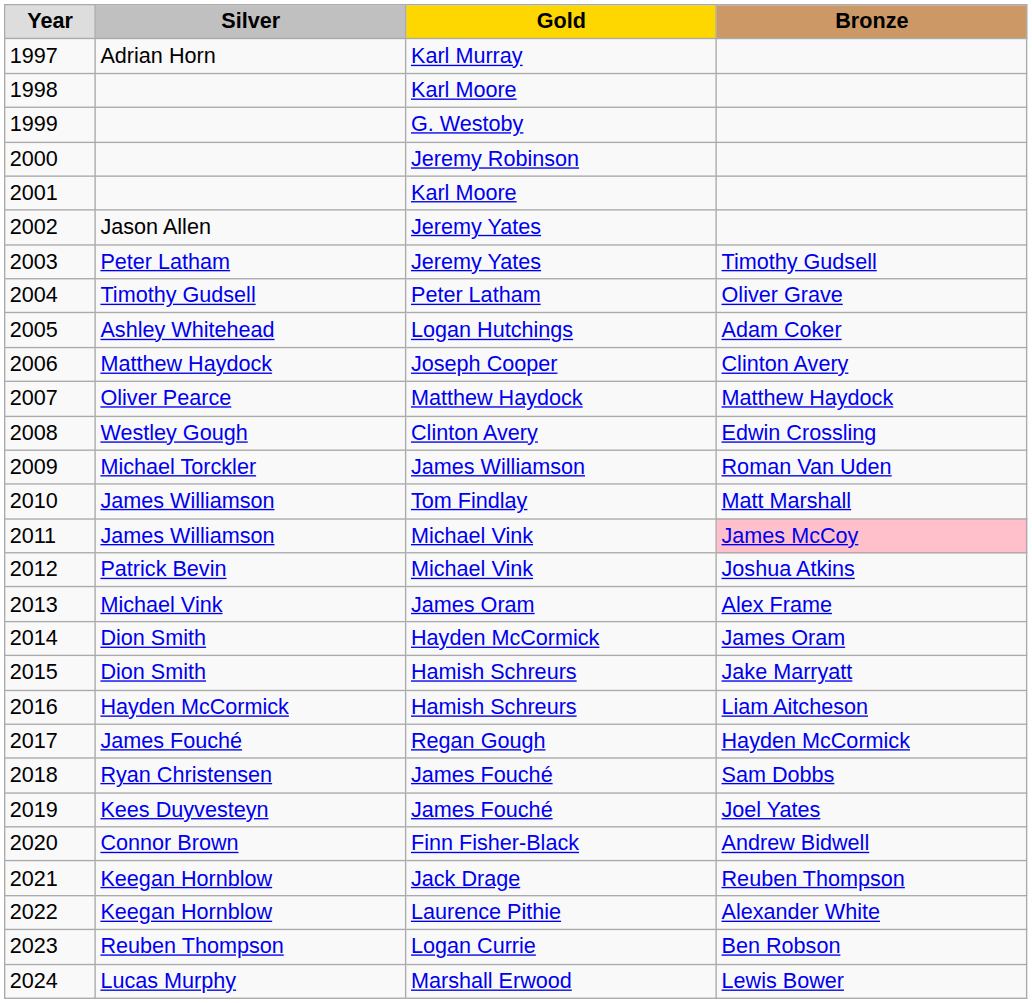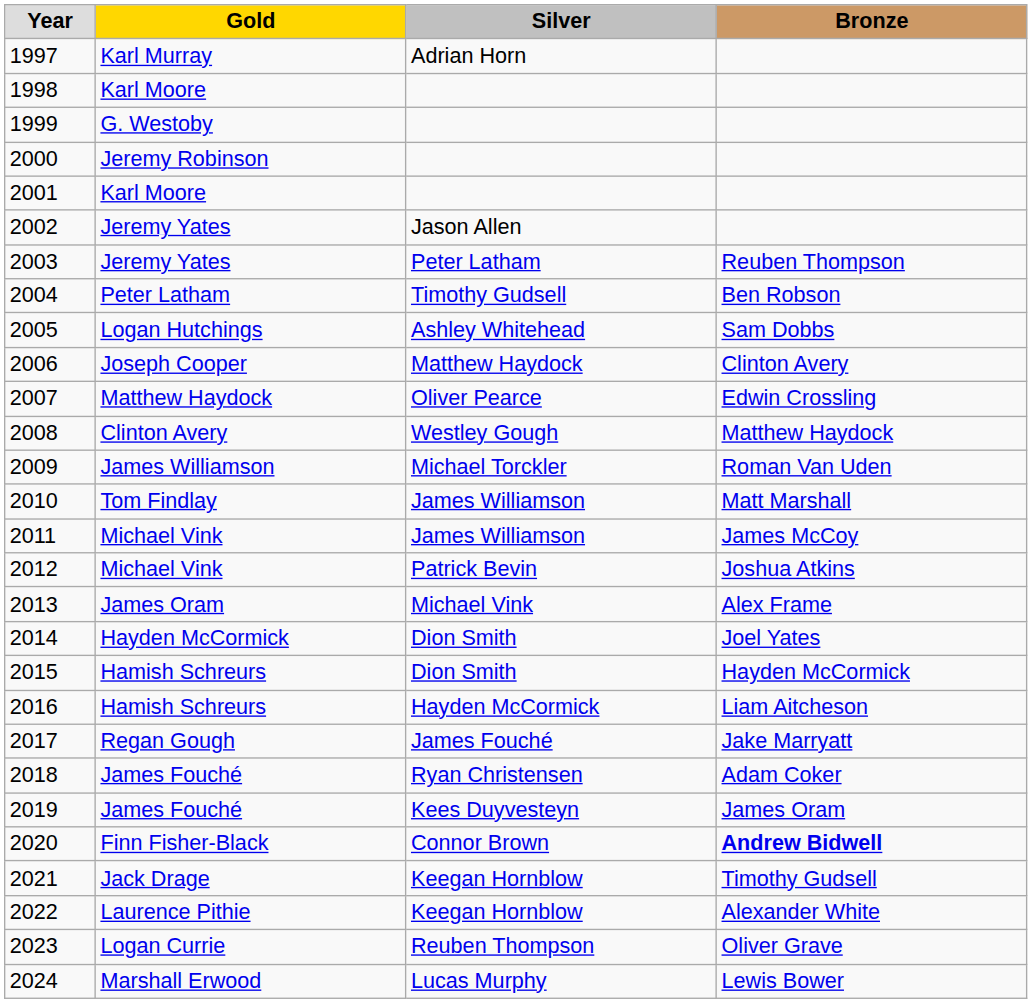columns swapped: (561, 21) <-> (251, 21)
(799, 261) Timothy Gudsell -> (813, 261) Reuben Thompson
(782, 295) Oliver Grave -> (781, 295) Ben Robson
(782, 329) Adam Coker -> (778, 329) Sam Dobbs
(807, 398) Matthew Haydock -> (799, 398) Edwin Crossling
(799, 432) Edwin Crossling -> (807, 432) Matthew Haydock
(790, 535) pink background -> (790, 535) no background
(783, 638) James Oram -> (771, 638) Joel Yates
(787, 672) Jake Marryatt -> (816, 672) Hayden McCormick
(816, 741) Hayden McCormick -> (787, 741) Jake Marryatt
(778, 775) Sam Dobbs -> (782, 775) Adam Coker
(771, 809) Joel Yates -> (783, 809) James Oram
(795, 843) normal -> (802, 843) bold
(813, 878) Reuben Thompson -> (799, 878) Timothy Gudsell
(781, 946) Ben Robson -> (782, 946) Oliver Grave
